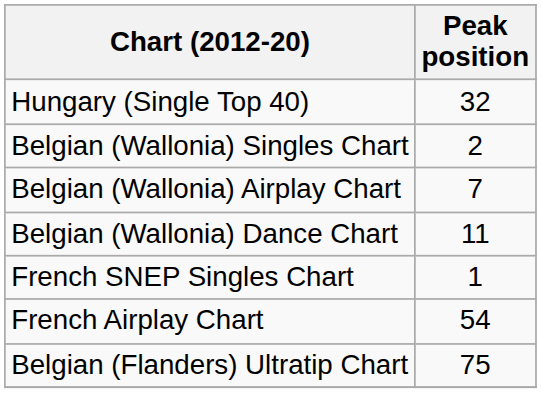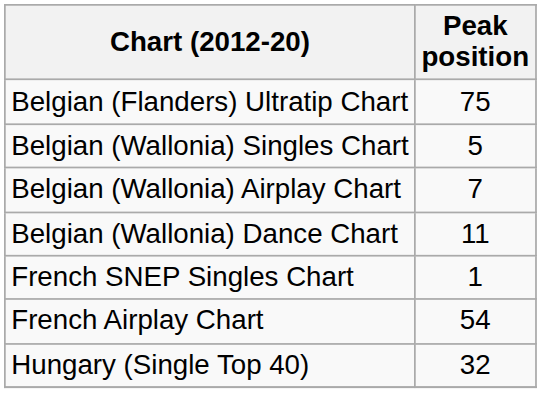rows swapped: (210, 364) <-> (160, 101)
(475, 145) 2 -> (475, 145) 5
